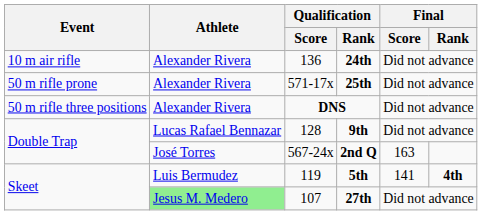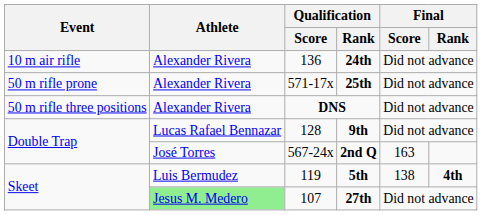(404, 175) 141 -> (404, 175) 138
